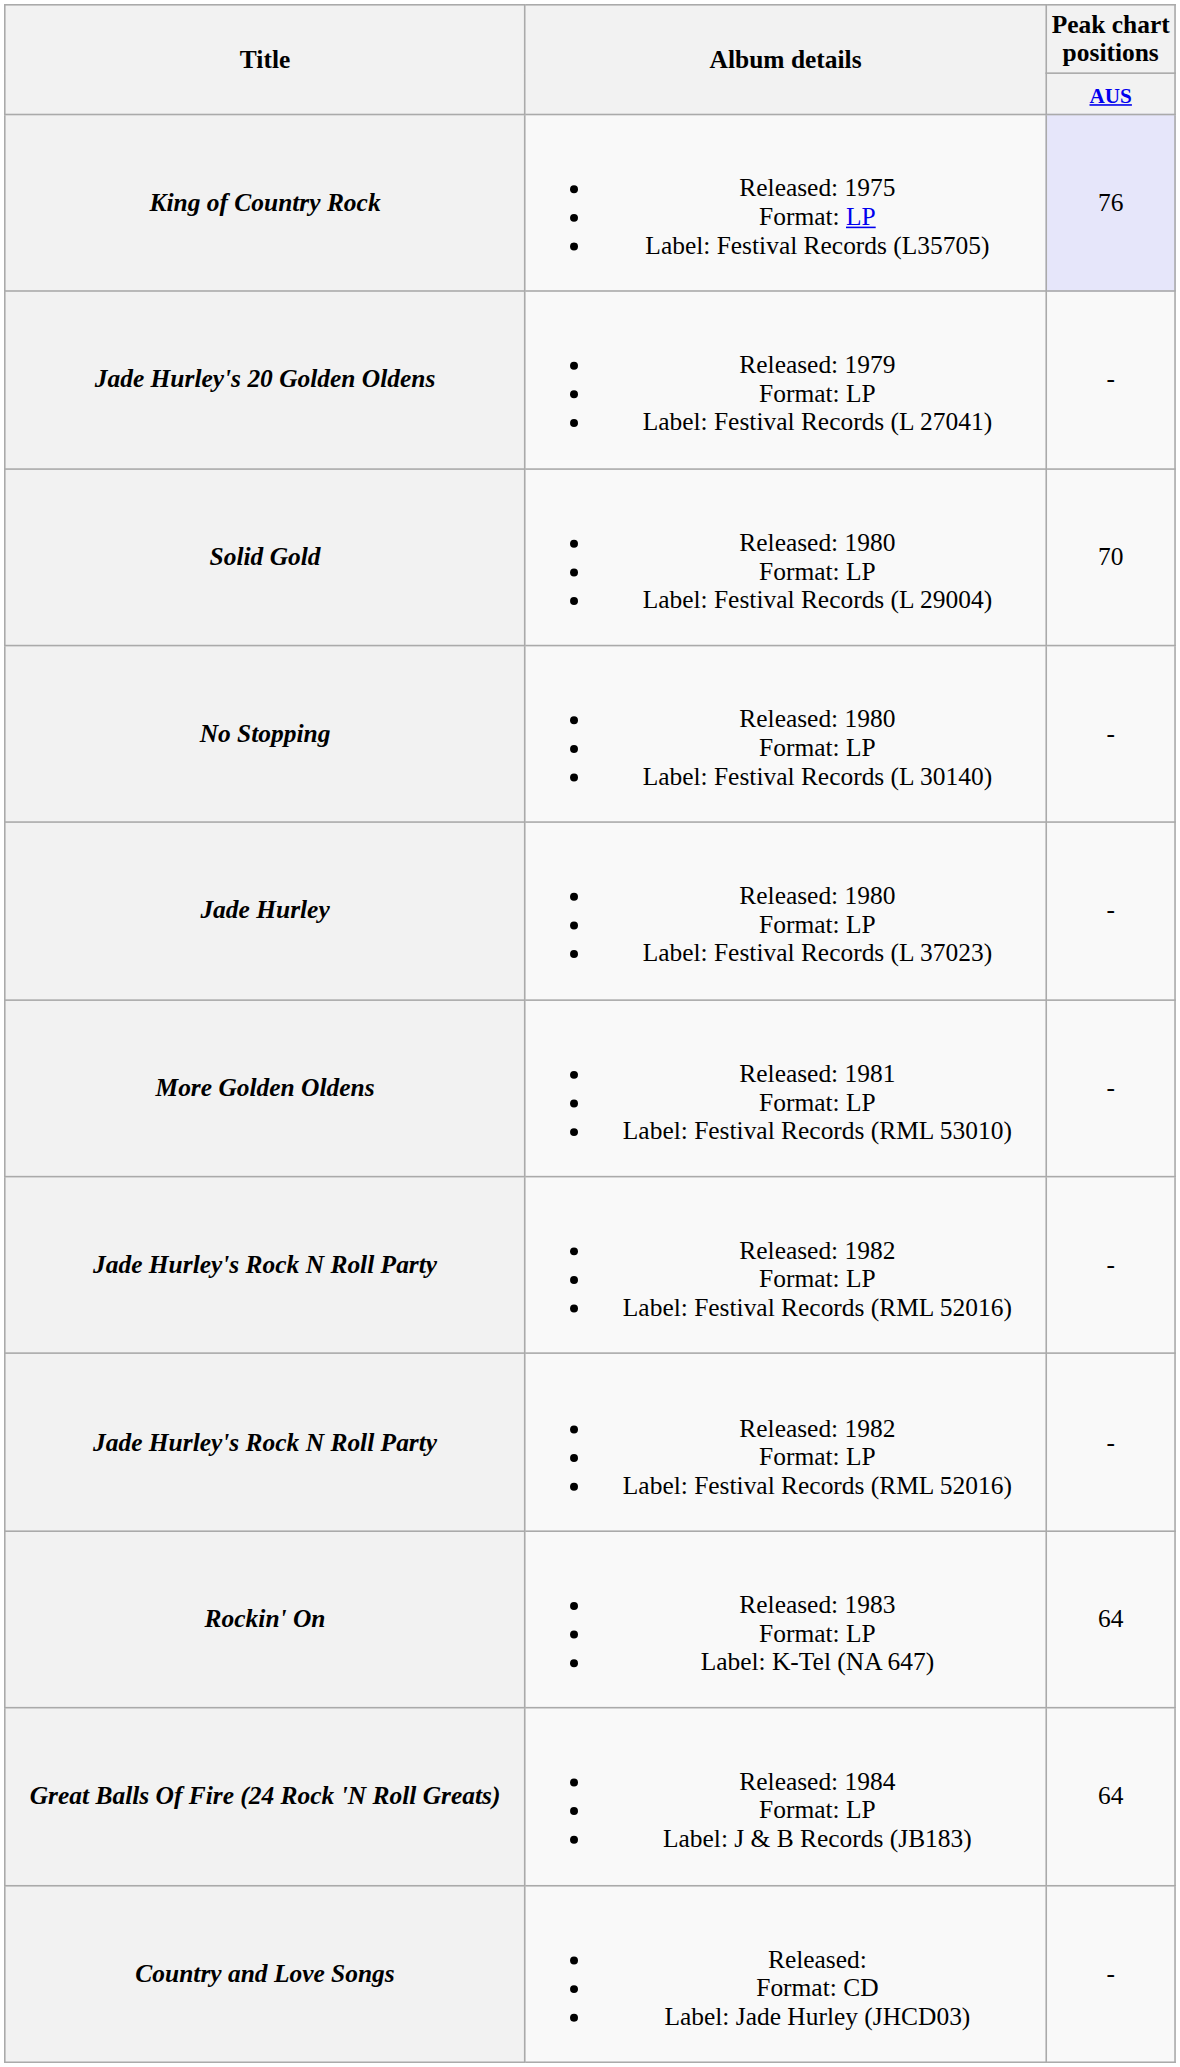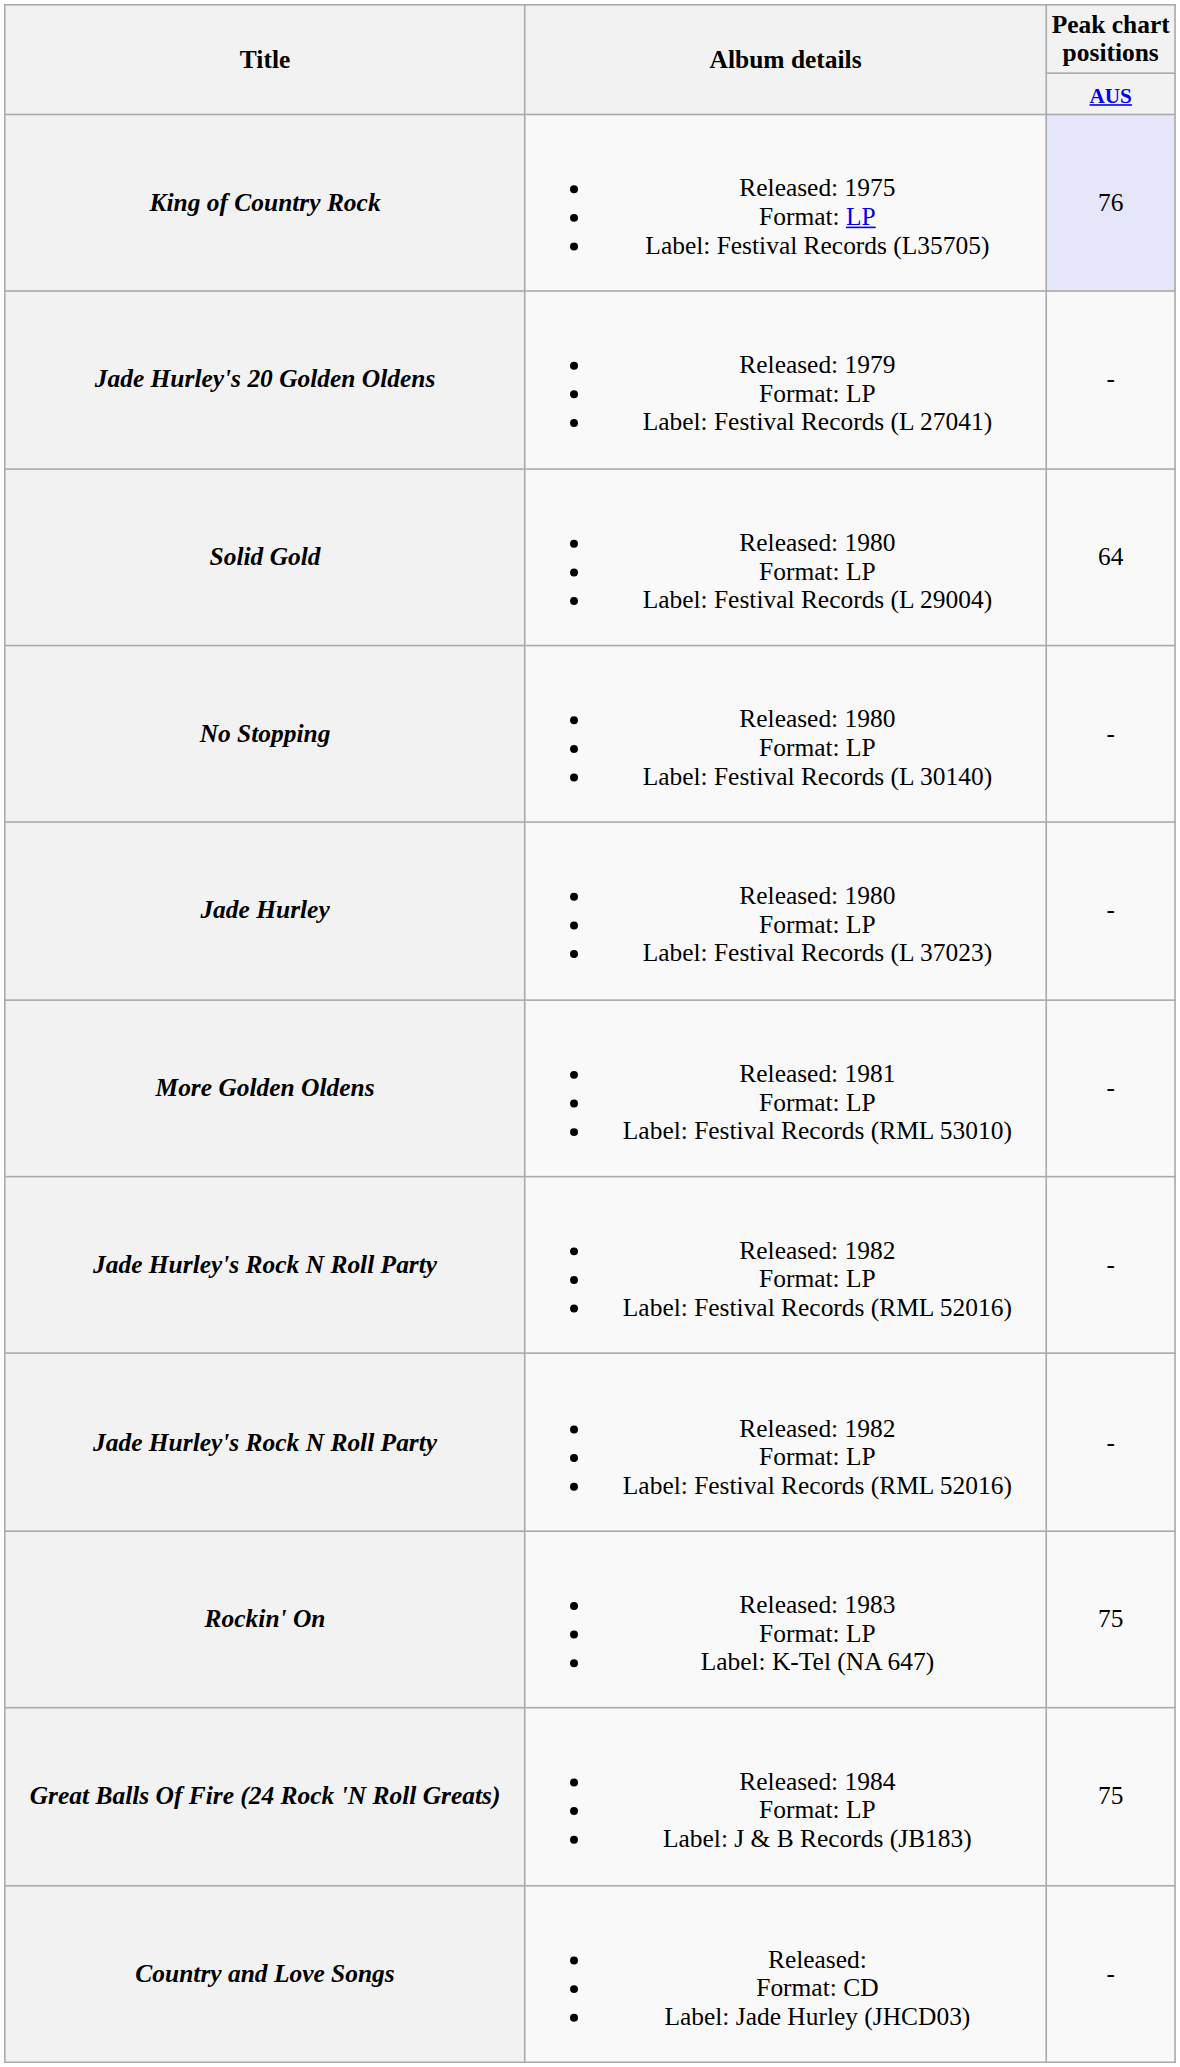(1111, 556) 70 -> (1111, 556) 64
(1111, 1619) 64 -> (1111, 1619) 75
(1111, 1796) 64 -> (1111, 1796) 75
